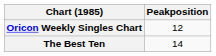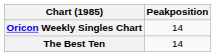(177, 28) 12 -> (177, 28) 14
